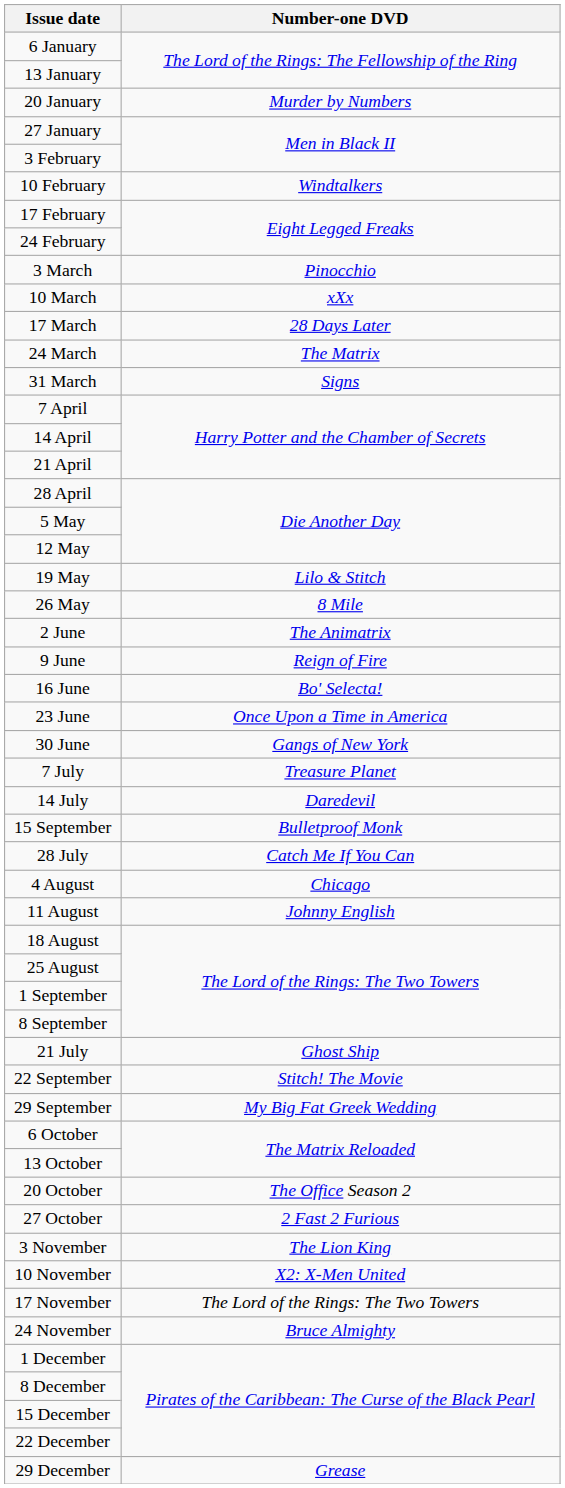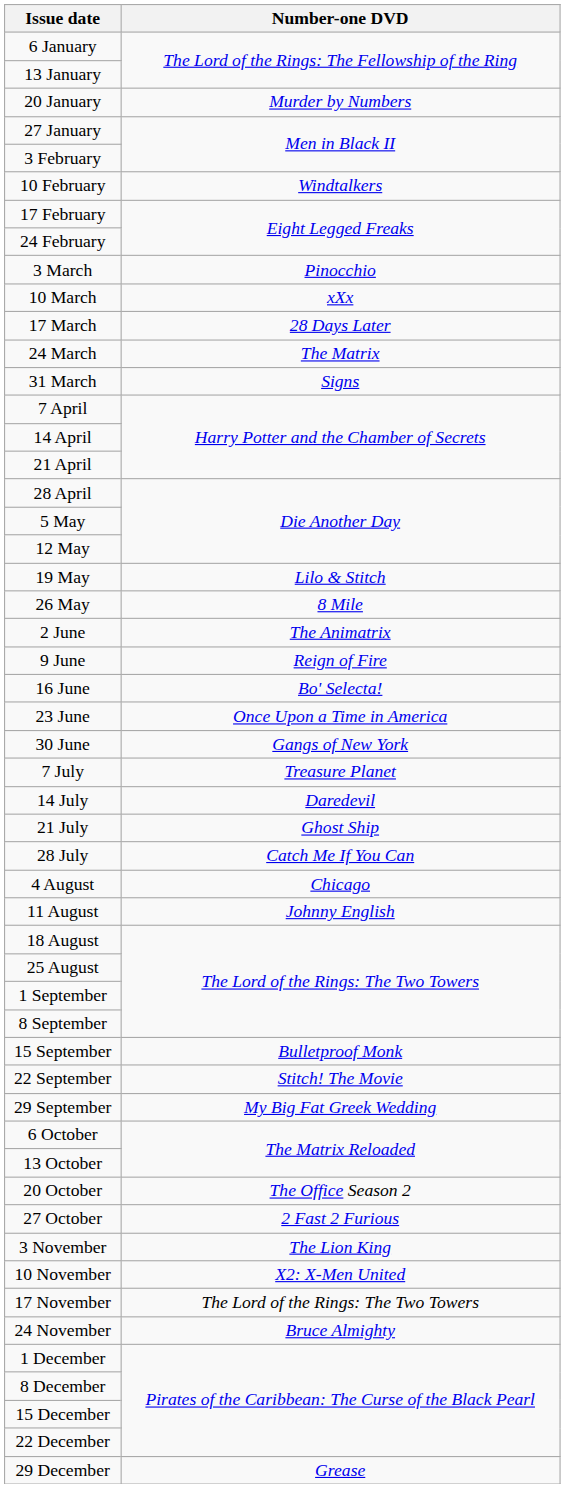rows swapped: (63, 1051) <-> (63, 827)
